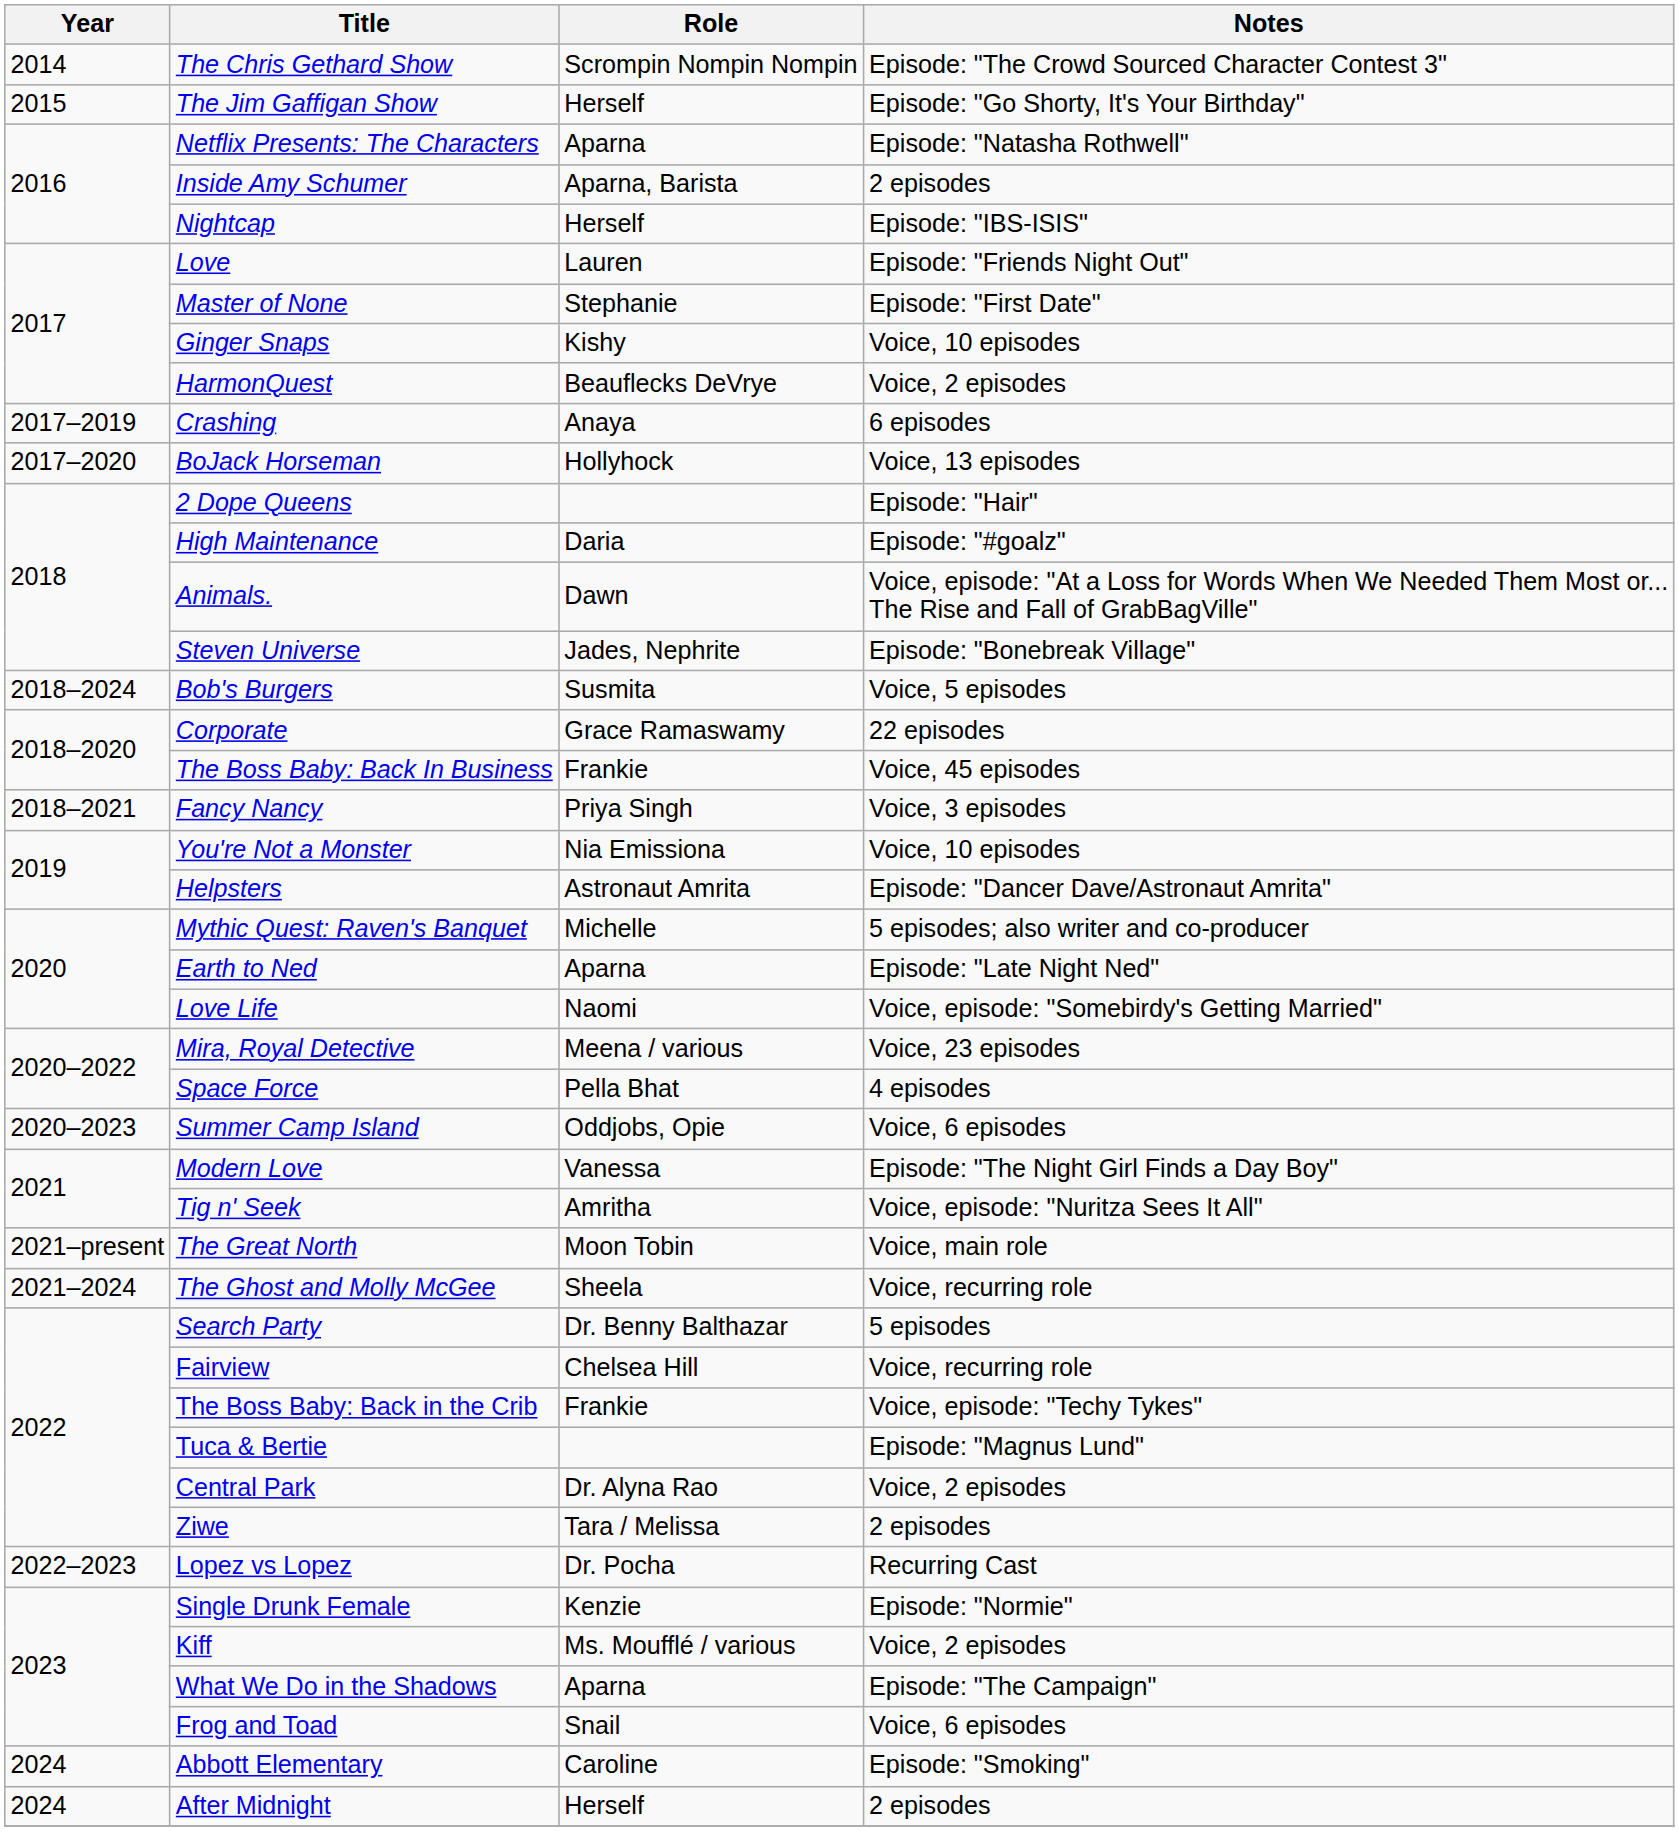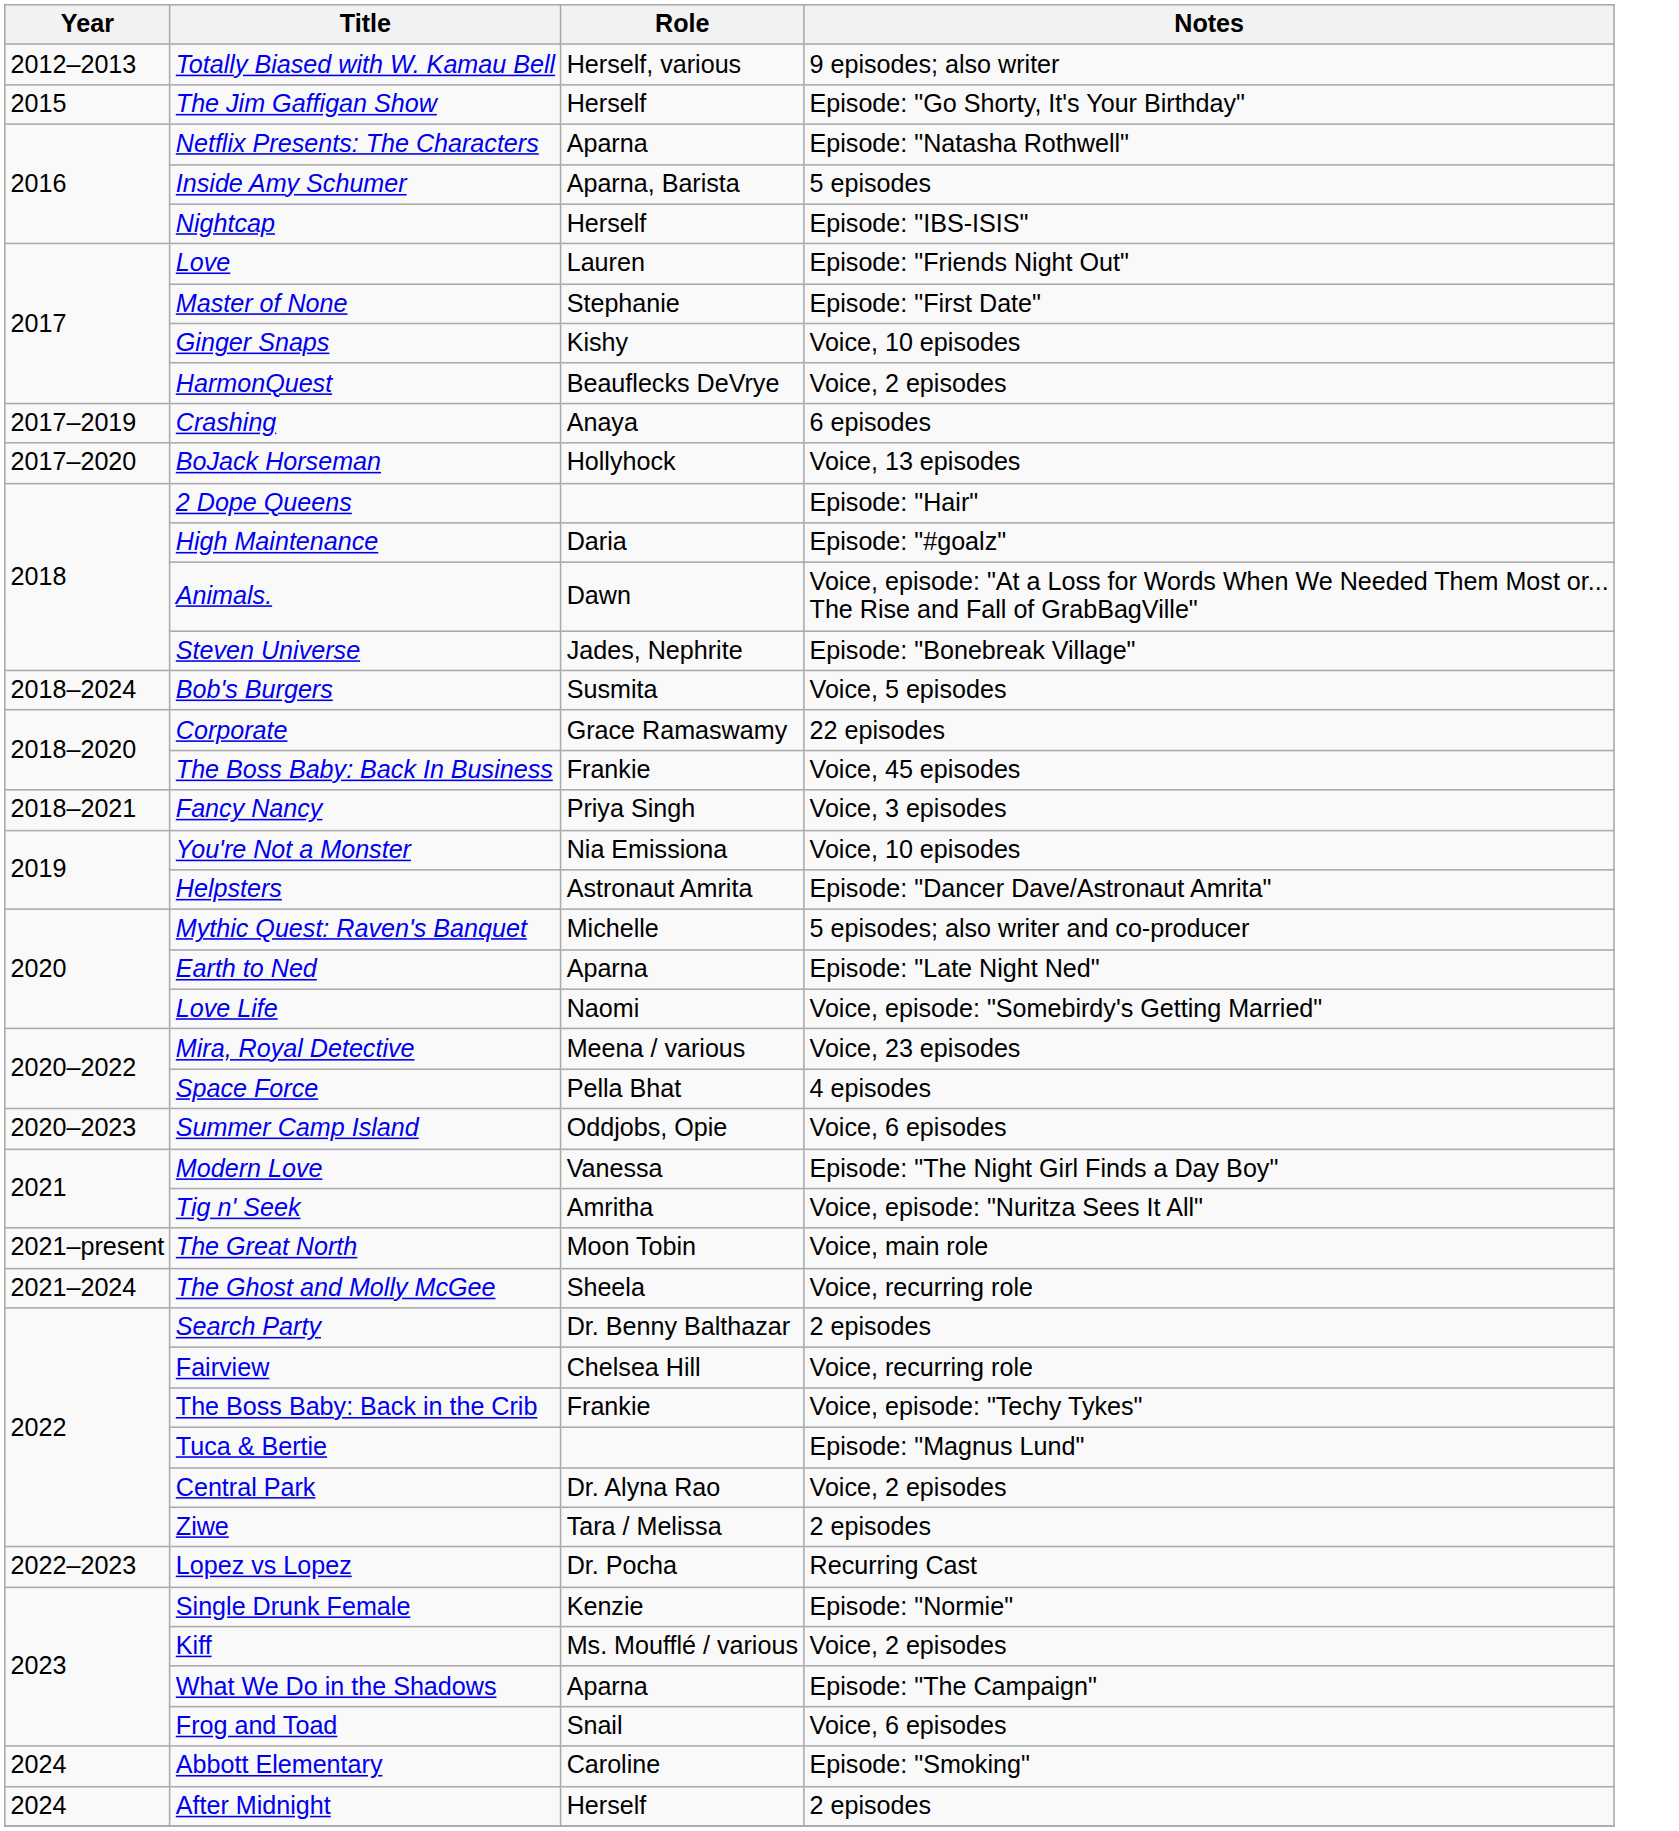+ row: (365, 64)
- row: (314, 64)
(930, 183) 2 episodes -> (870, 183) 5 episodes
(930, 1327) 5 episodes -> (870, 1327) 2 episodes
